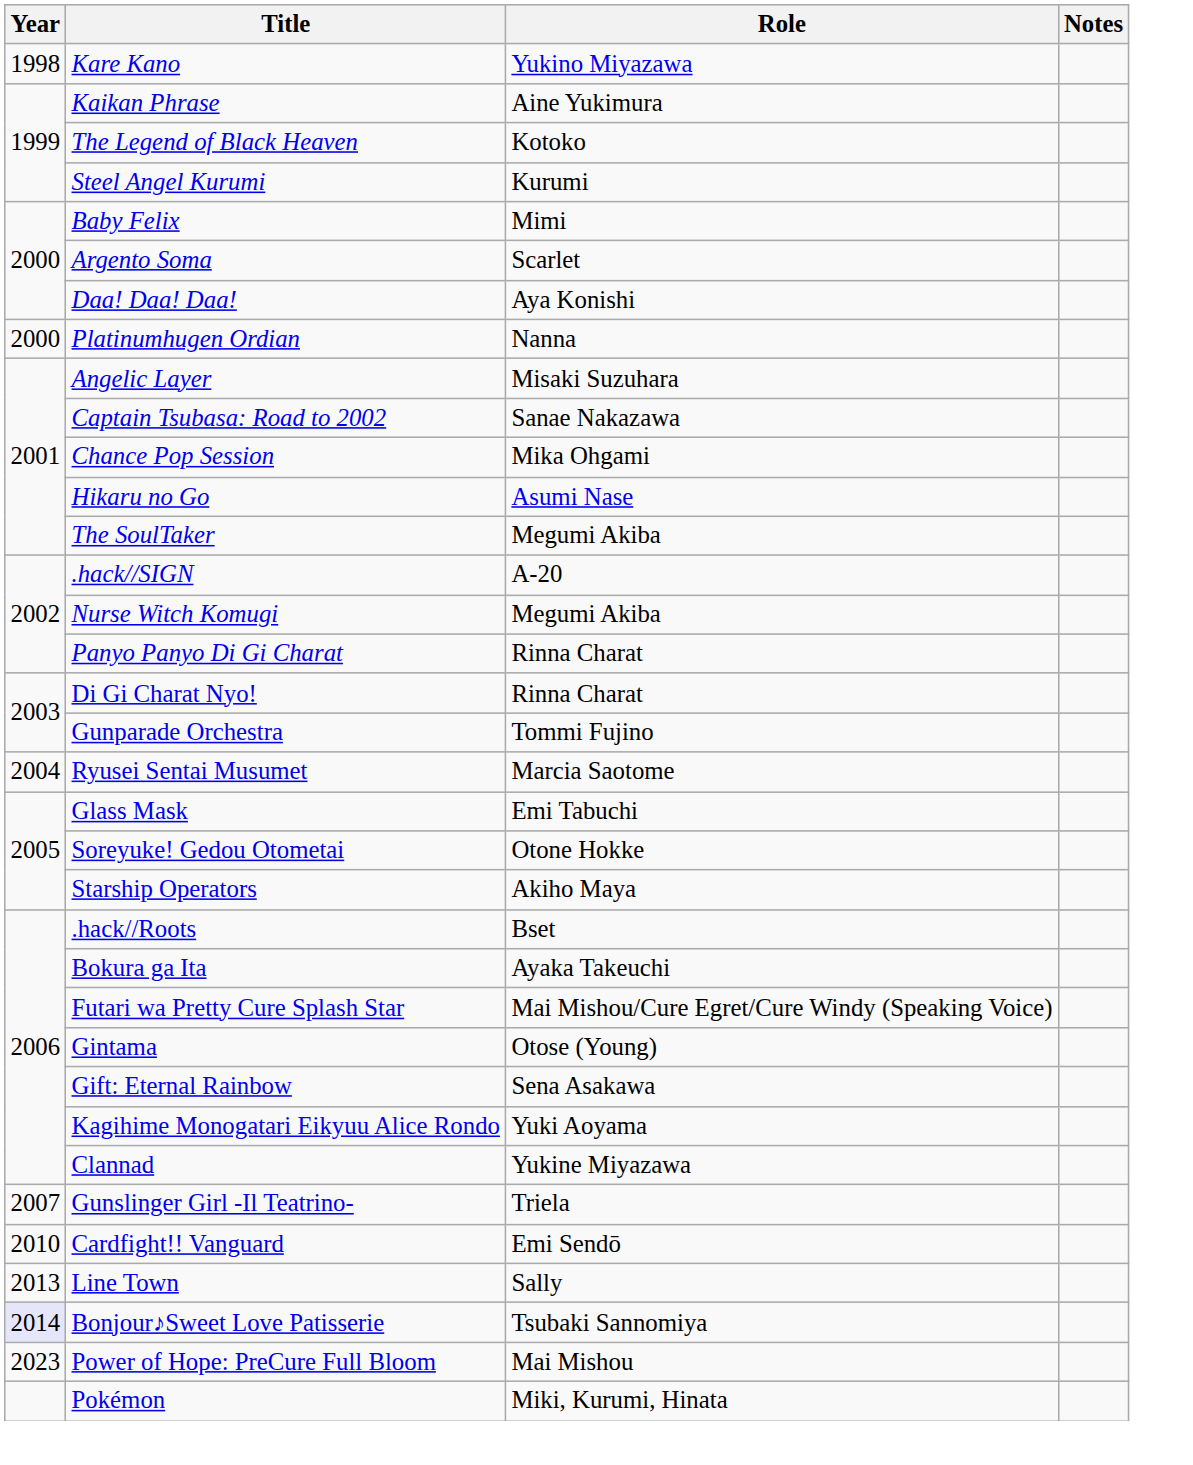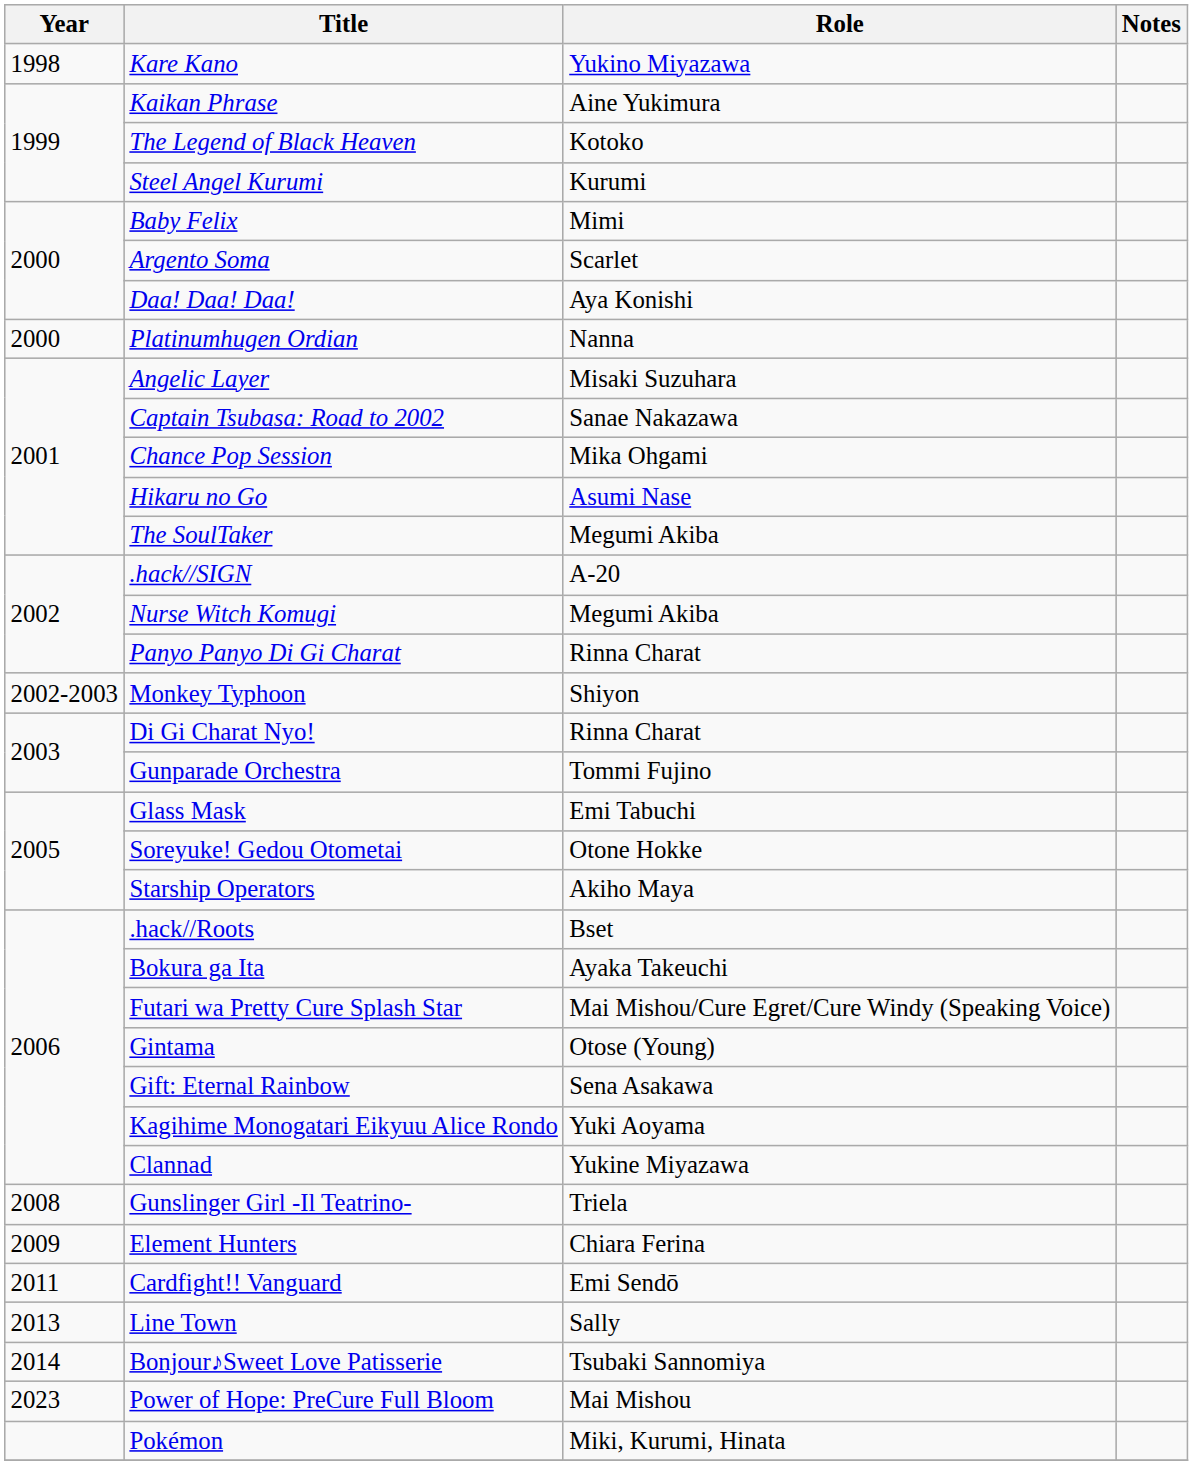+ row: (218, 692)
- row: (190, 771)
(35, 1204) 2007 -> (35, 1204) 2008
+ row: (213, 1243)
(35, 1243) 2010 -> (35, 1282) 2011
(35, 1322) lavender background -> (35, 1361) no background
